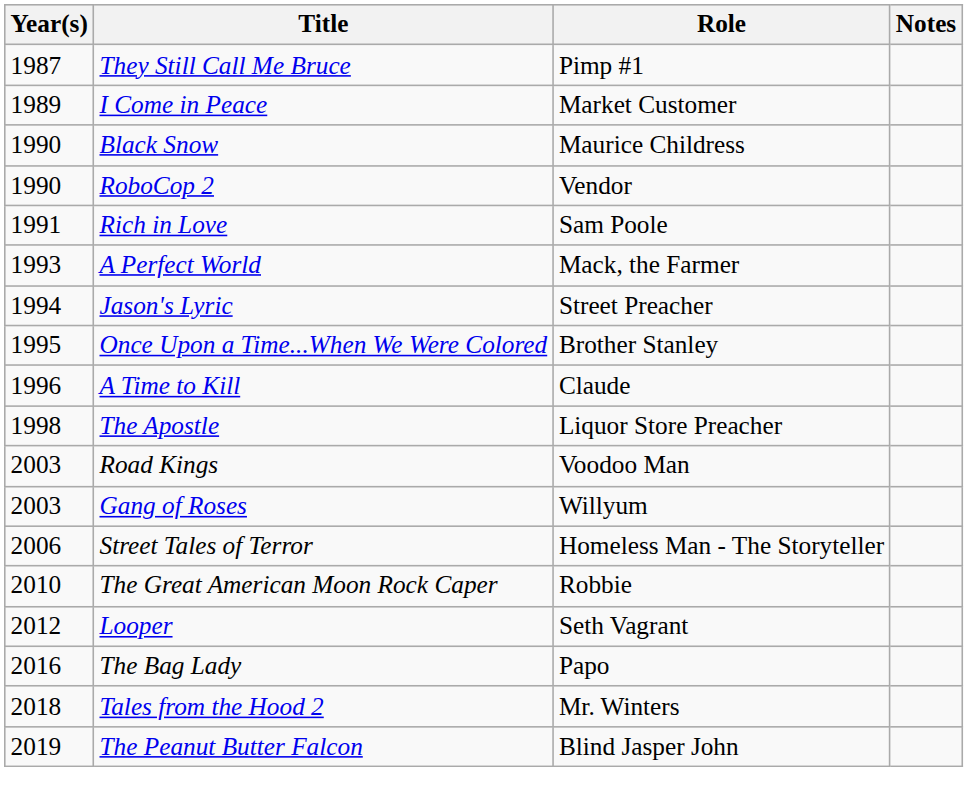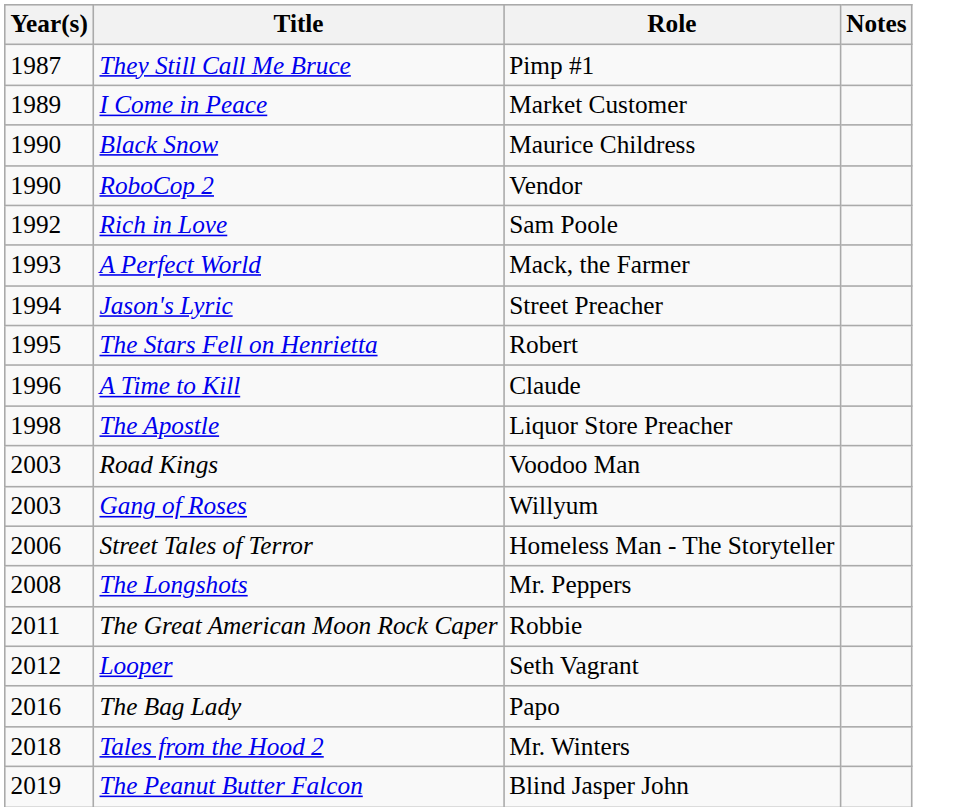(36, 225) 1991 -> (36, 225) 1992
+ row: (239, 345)
- row: (323, 345)
+ row: (174, 585)
(36, 585) 2010 -> (35, 625) 2011
